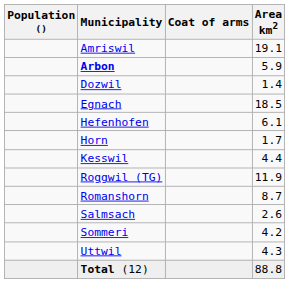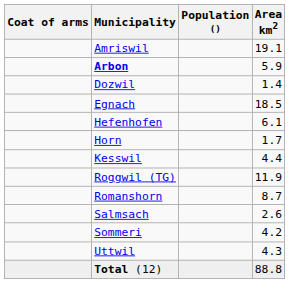columns swapped: (209, 22) <-> (41, 22)
